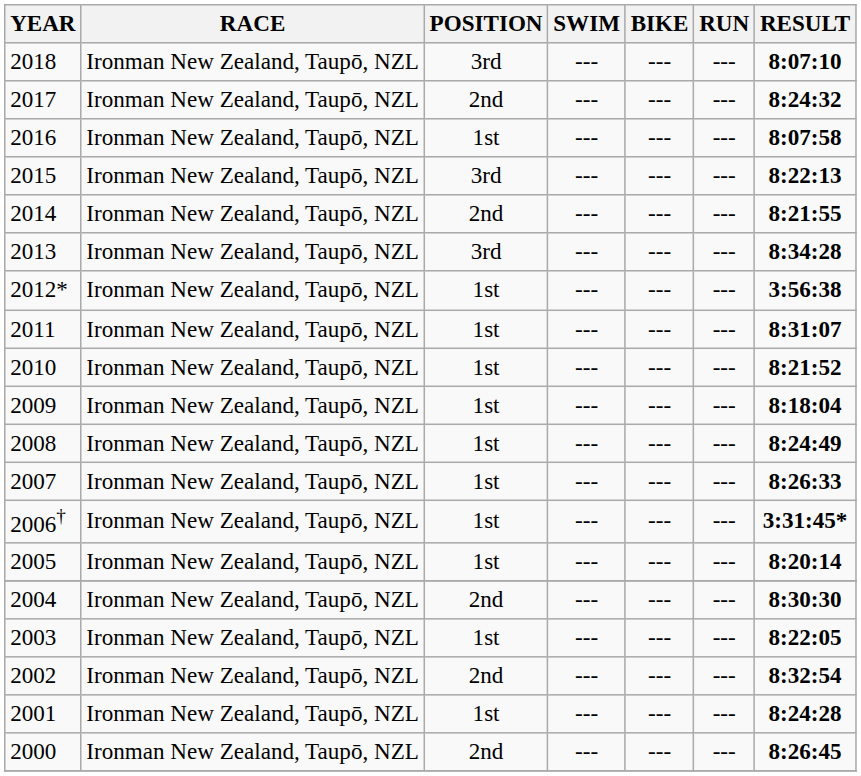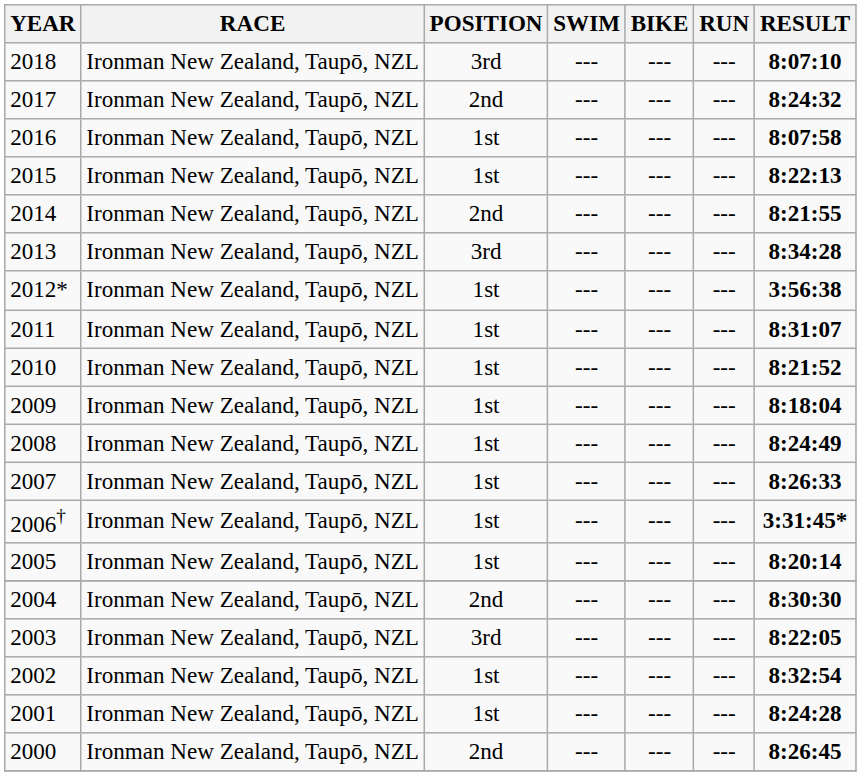(486, 176) 3rd -> (486, 176) 1st
(486, 637) 1st -> (486, 637) 3rd
(486, 676) 2nd -> (486, 676) 1st
